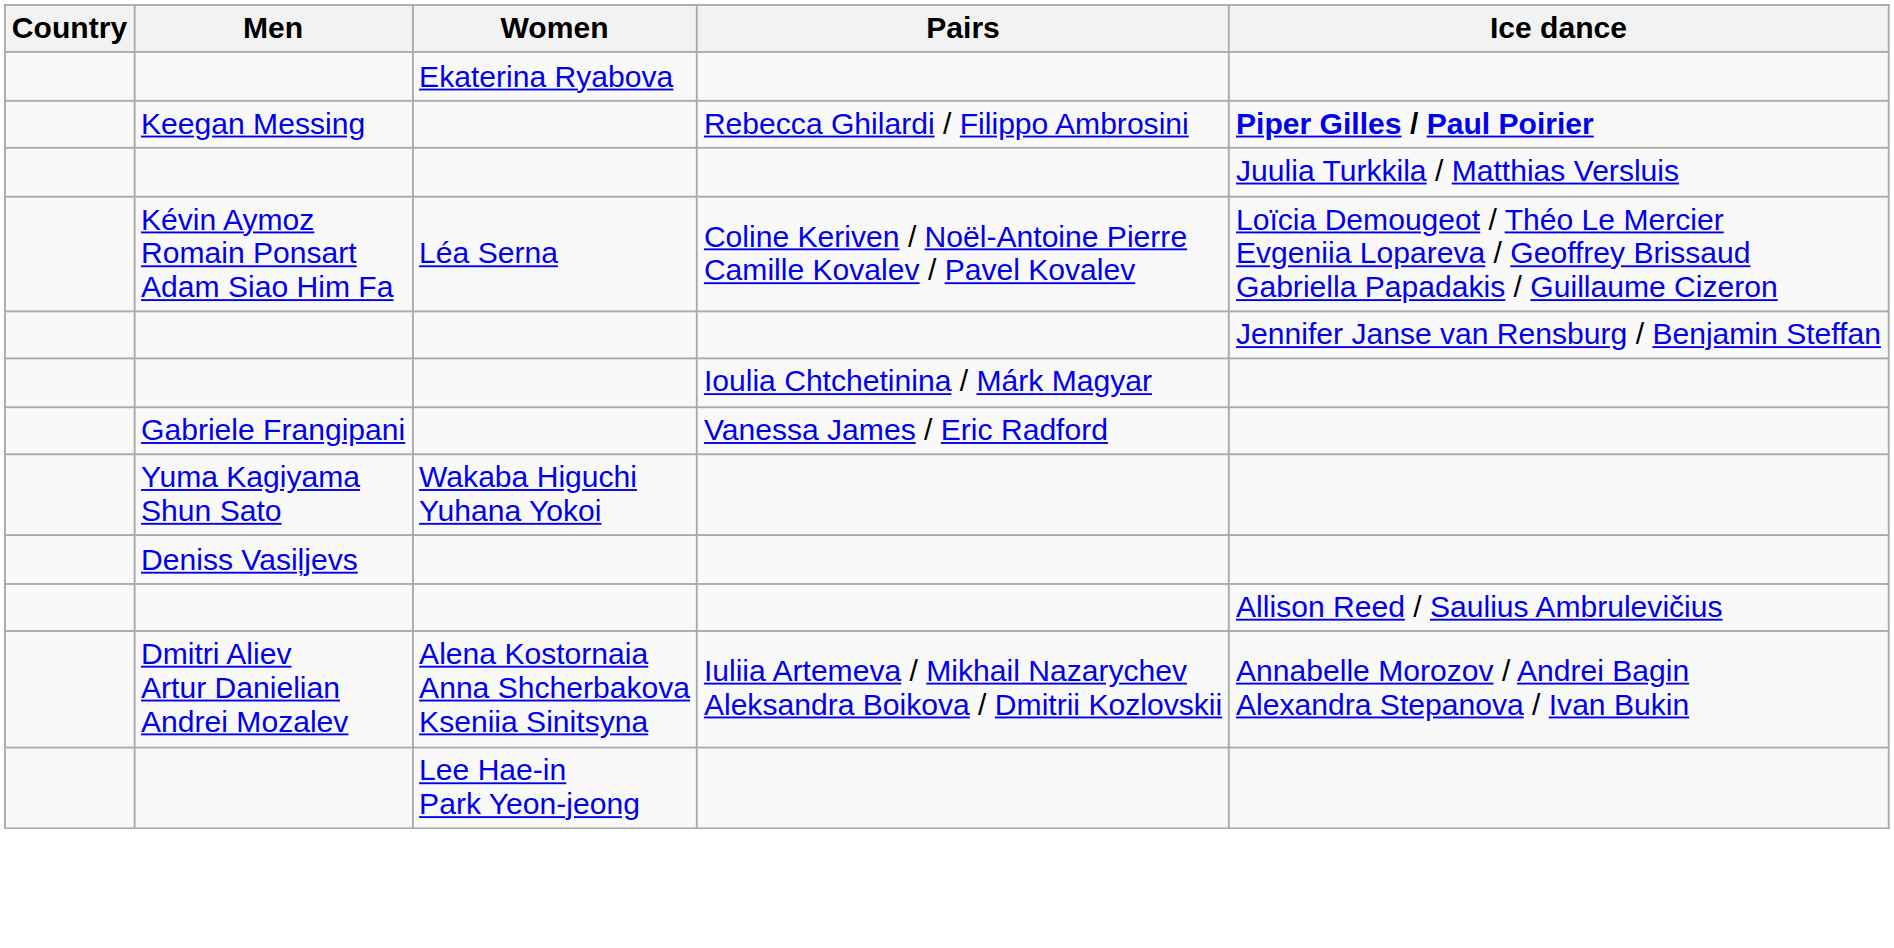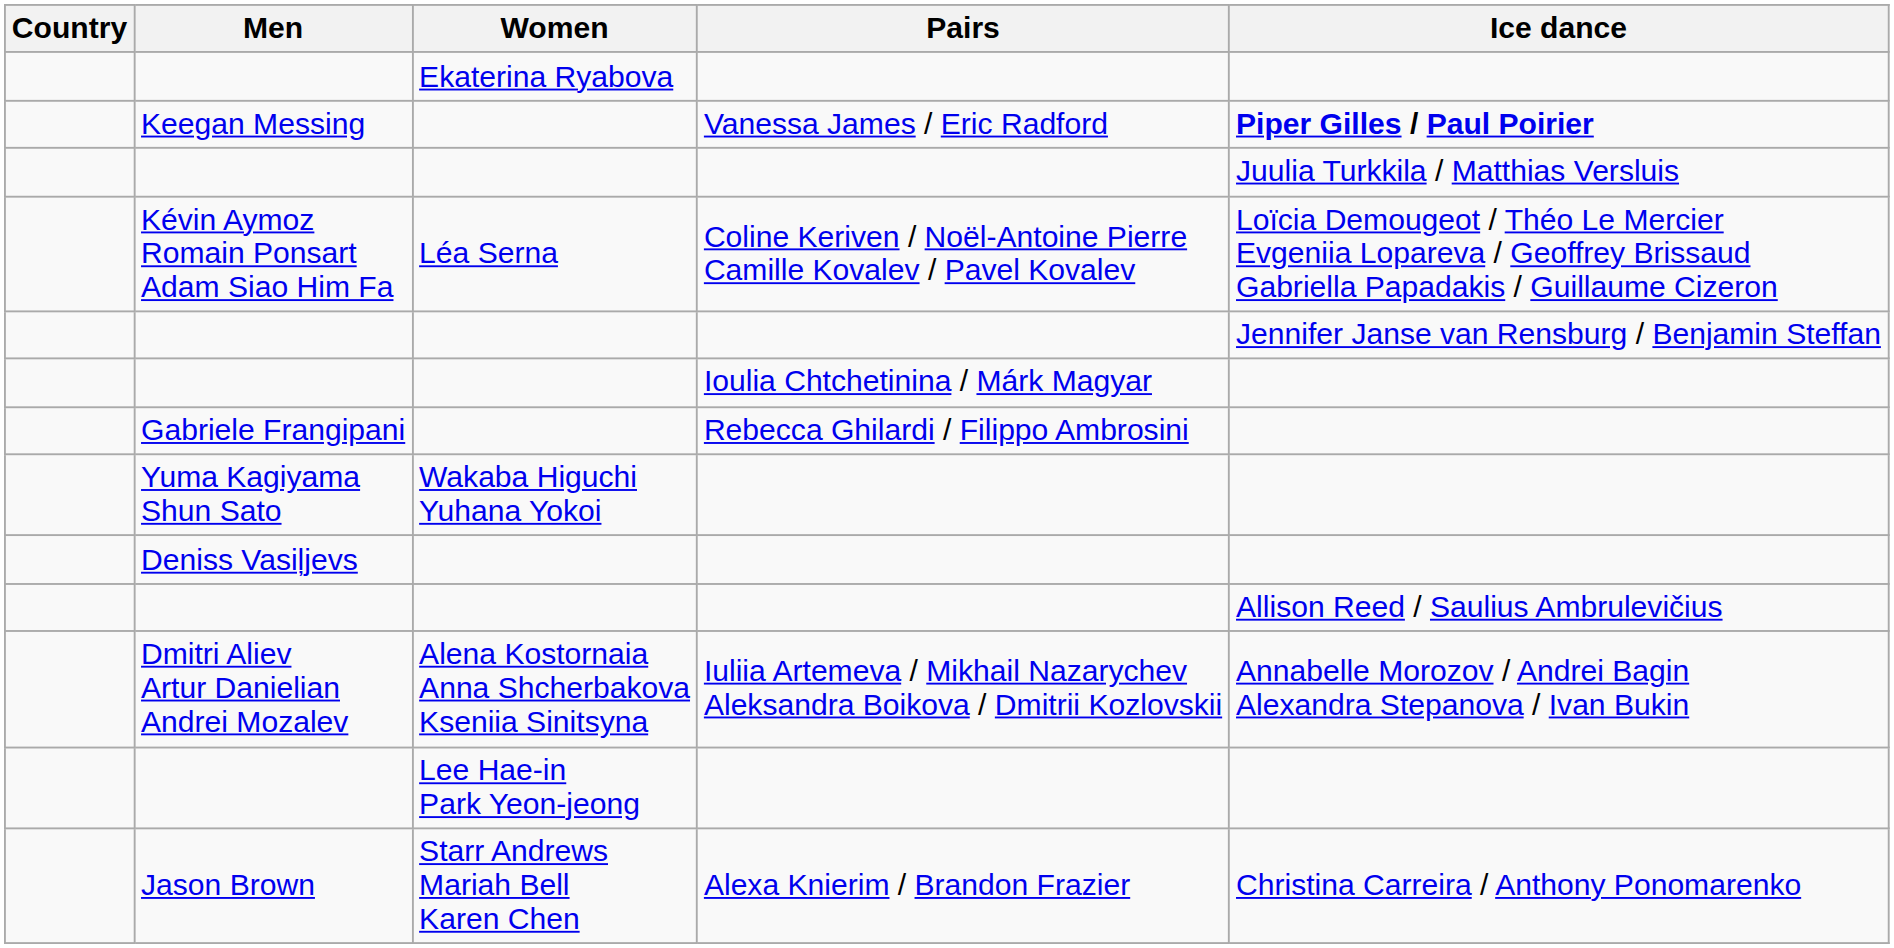(946, 123) Rebecca Ghilardi / Filippo Ambrosini -> (906, 123) Vanessa James / Eric Radford
(906, 429) Vanessa James / Eric Radford -> (946, 429) Rebecca Ghilardi / Filippo Ambrosini
+ row: (228, 885)
